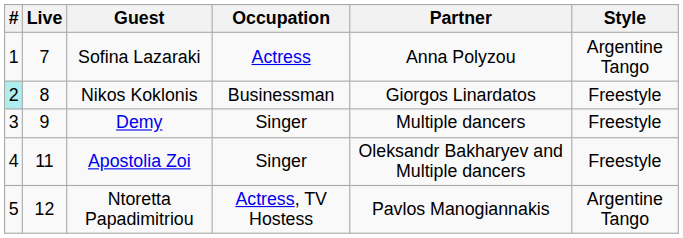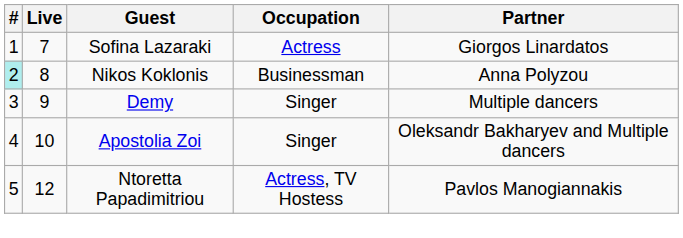- column: (625, 18)
(461, 56) Anna Polyzou -> (533, 46) Giorgos Linardatos
(461, 94) Giorgos Linardatos -> (533, 74) Anna Polyzou
(44, 161) 11 -> (44, 141) 10
